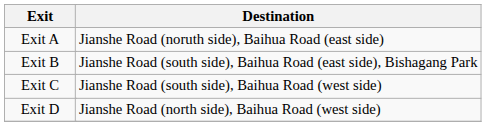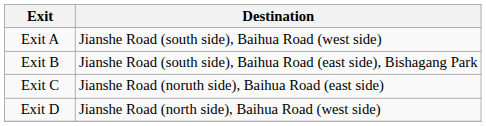(232, 39) Jianshe Road (noruth side), Baihua Road (east side) -> (230, 39) Jianshe Road (south side), Baihua Road (west side)
(230, 86) Jianshe Road (south side), Baihua Road (west side) -> (232, 86) Jianshe Road (noruth side), Baihua Road (east side)
